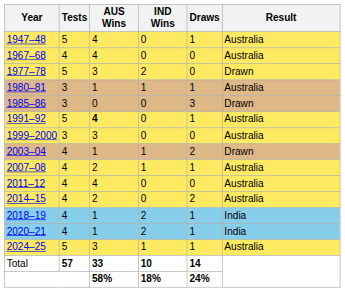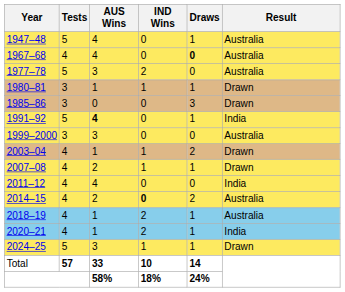(192, 55) normal -> (192, 55) bold
(239, 71) Drawn -> (244, 71) Australia
(244, 87) Australia -> (239, 87) Drawn
(244, 119) Australia -> (235, 119) India
(244, 167) Australia -> (239, 167) Drawn
(244, 183) Australia -> (235, 183) India
(144, 199) normal -> (144, 199) bold
(235, 215) India -> (244, 215) Australia
(244, 247) Australia -> (239, 247) Drawn
